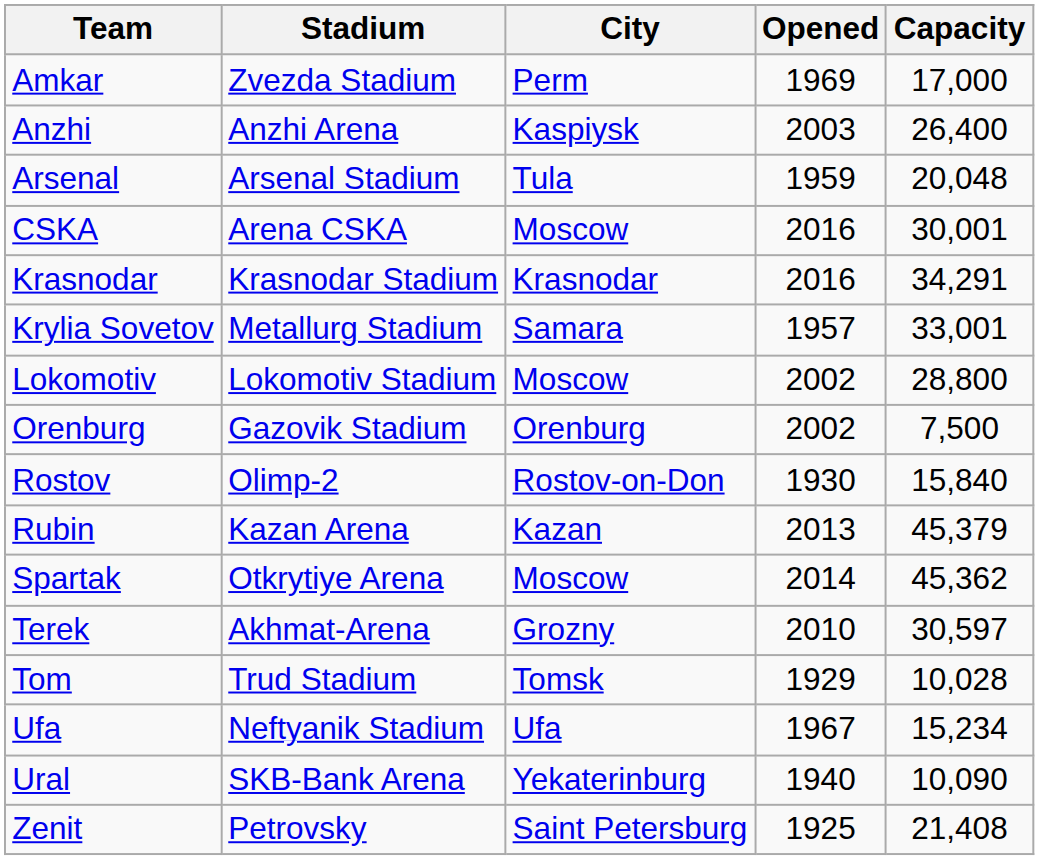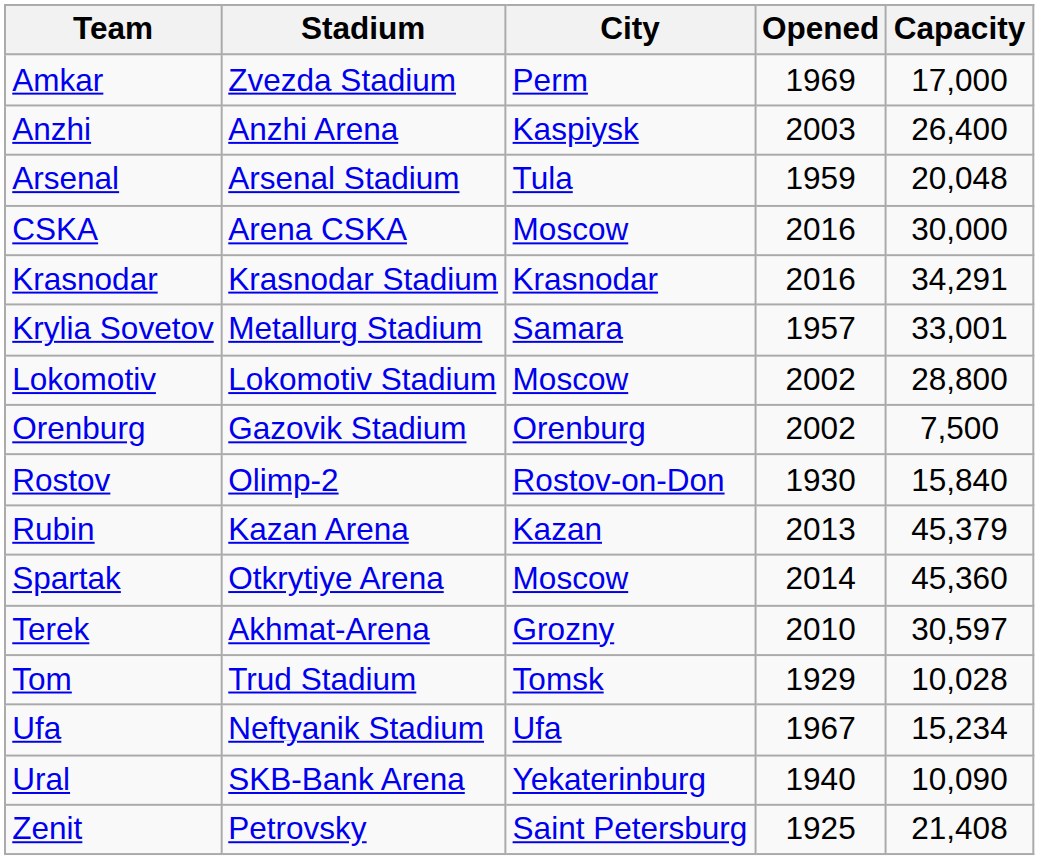(959, 229) 30,001 -> (959, 229) 30,000
(959, 579) 45,362 -> (959, 579) 45,360
